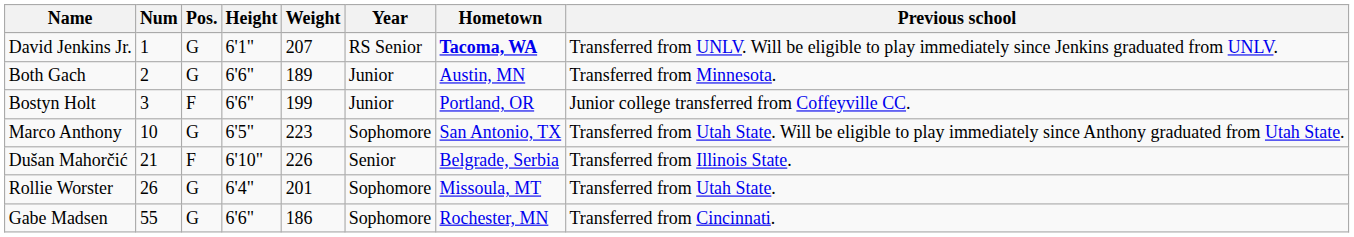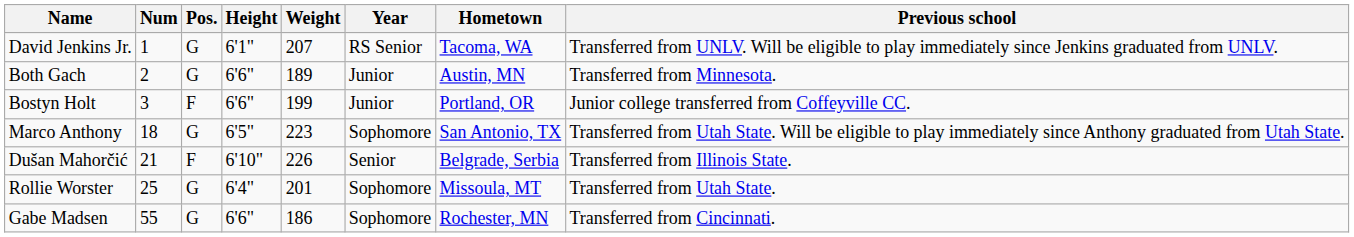(488, 47) bold -> (486, 47) normal
(149, 132) 10 -> (149, 132) 18
(149, 189) 26 -> (149, 189) 25
